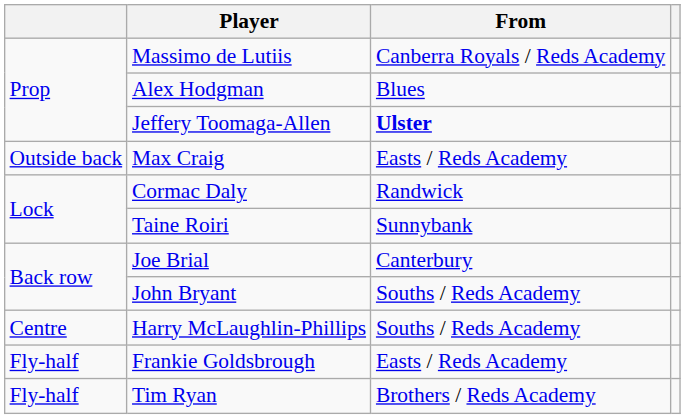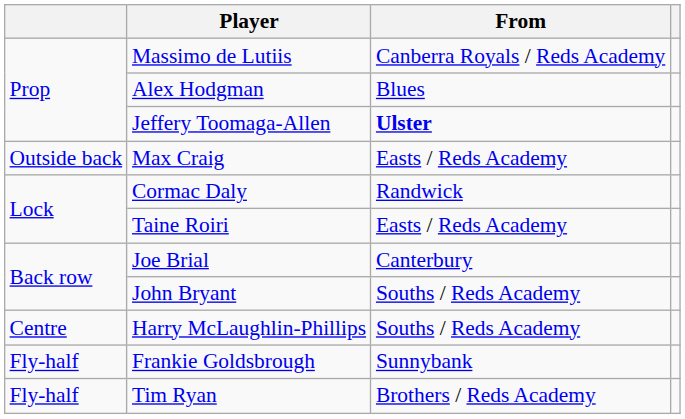(424, 225) Sunnybank -> (472, 225) Easts / Reds Academy
(472, 361) Easts / Reds Academy -> (424, 361) Sunnybank
